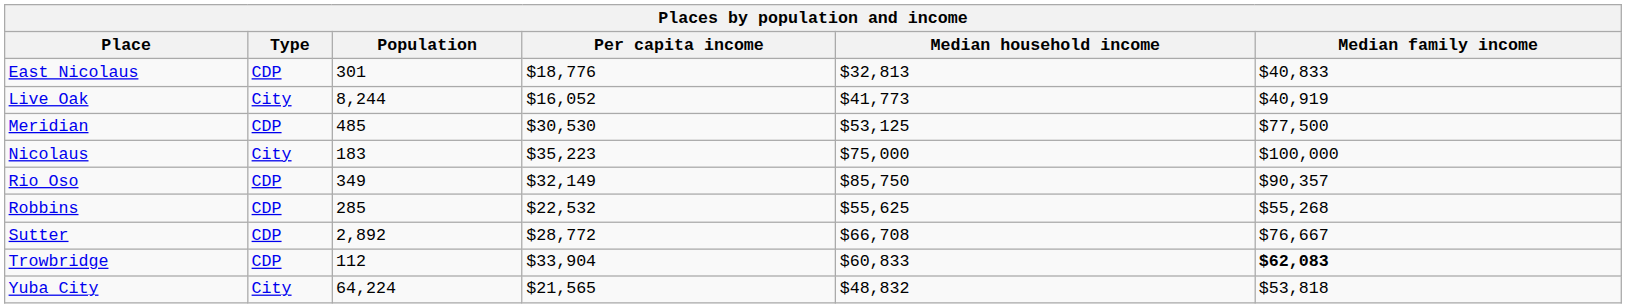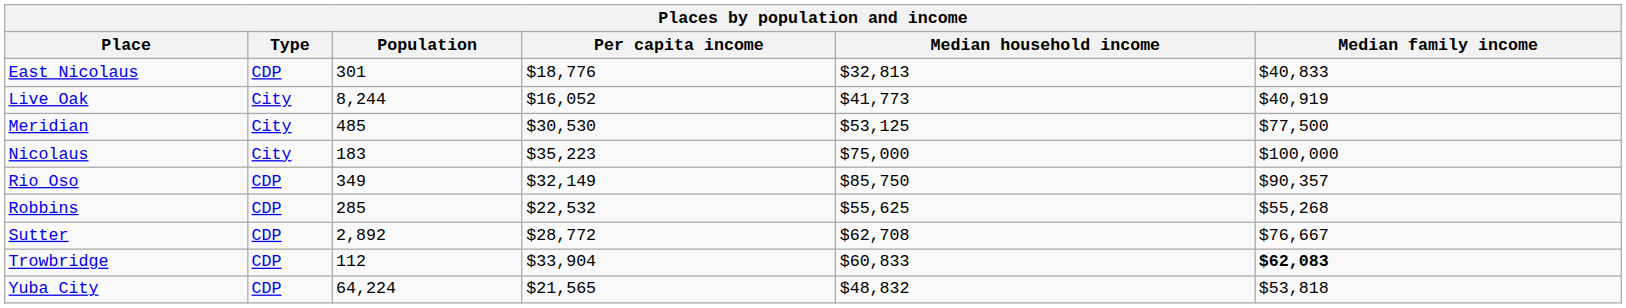(267, 127) CDP -> (272, 127) City
(875, 235) $66,708 -> (875, 235) $62,708
(272, 289) City -> (267, 289) CDP
